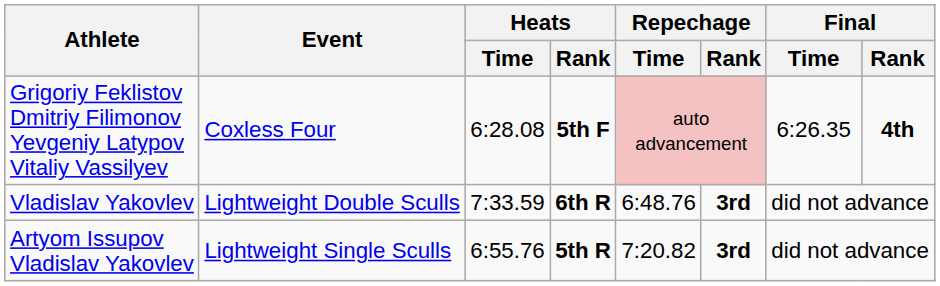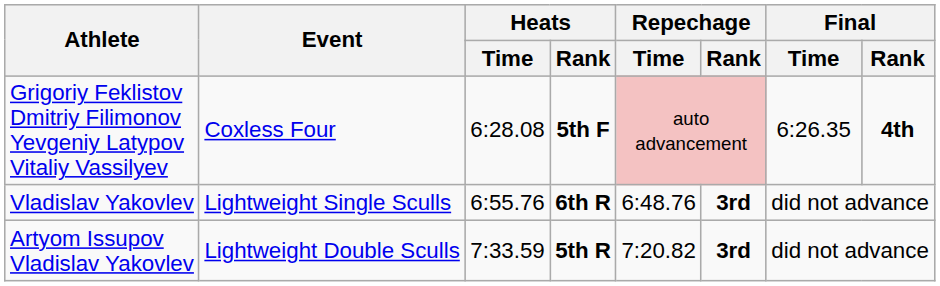(332, 203) Lightweight Double Sculls -> (328, 203) Lightweight Single Sculls
(507, 203) 7:33.59 -> (507, 203) 6:55.76
(328, 251) Lightweight Single Sculls -> (332, 251) Lightweight Double Sculls
(507, 251) 6:55.76 -> (507, 251) 7:33.59
